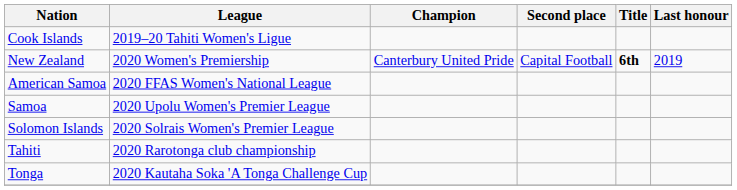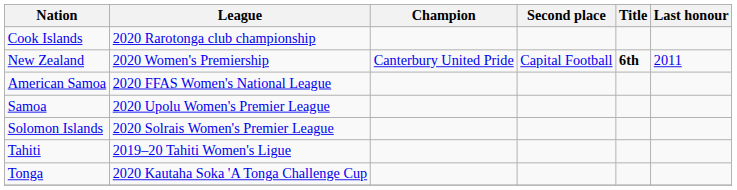(202, 38) 2019–20 Tahiti Women's Ligue -> (214, 38) 2020 Rarotonga club championship
(668, 60) 2019 -> (668, 60) 2011
(214, 151) 2020 Rarotonga club championship -> (202, 151) 2019–20 Tahiti Women's Ligue
